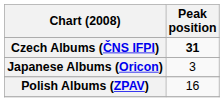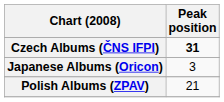(192, 86) 16 -> (192, 86) 21
